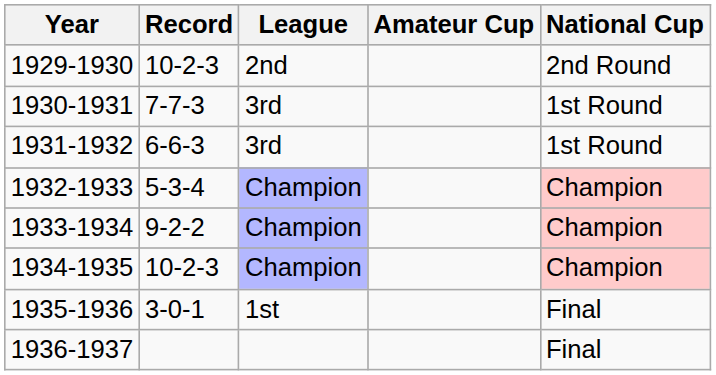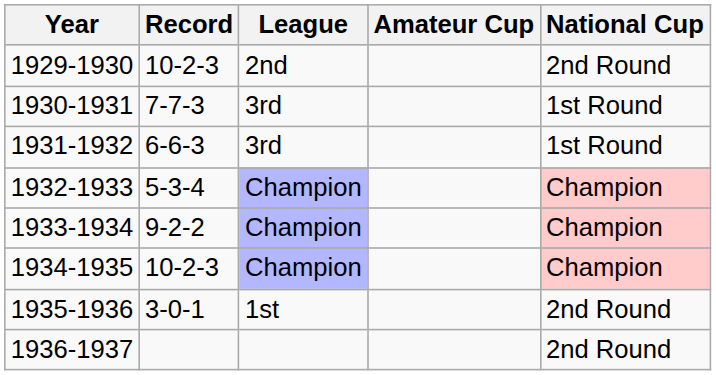(574, 308) Final -> (609, 308) 2nd Round
(574, 349) Final -> (609, 349) 2nd Round
